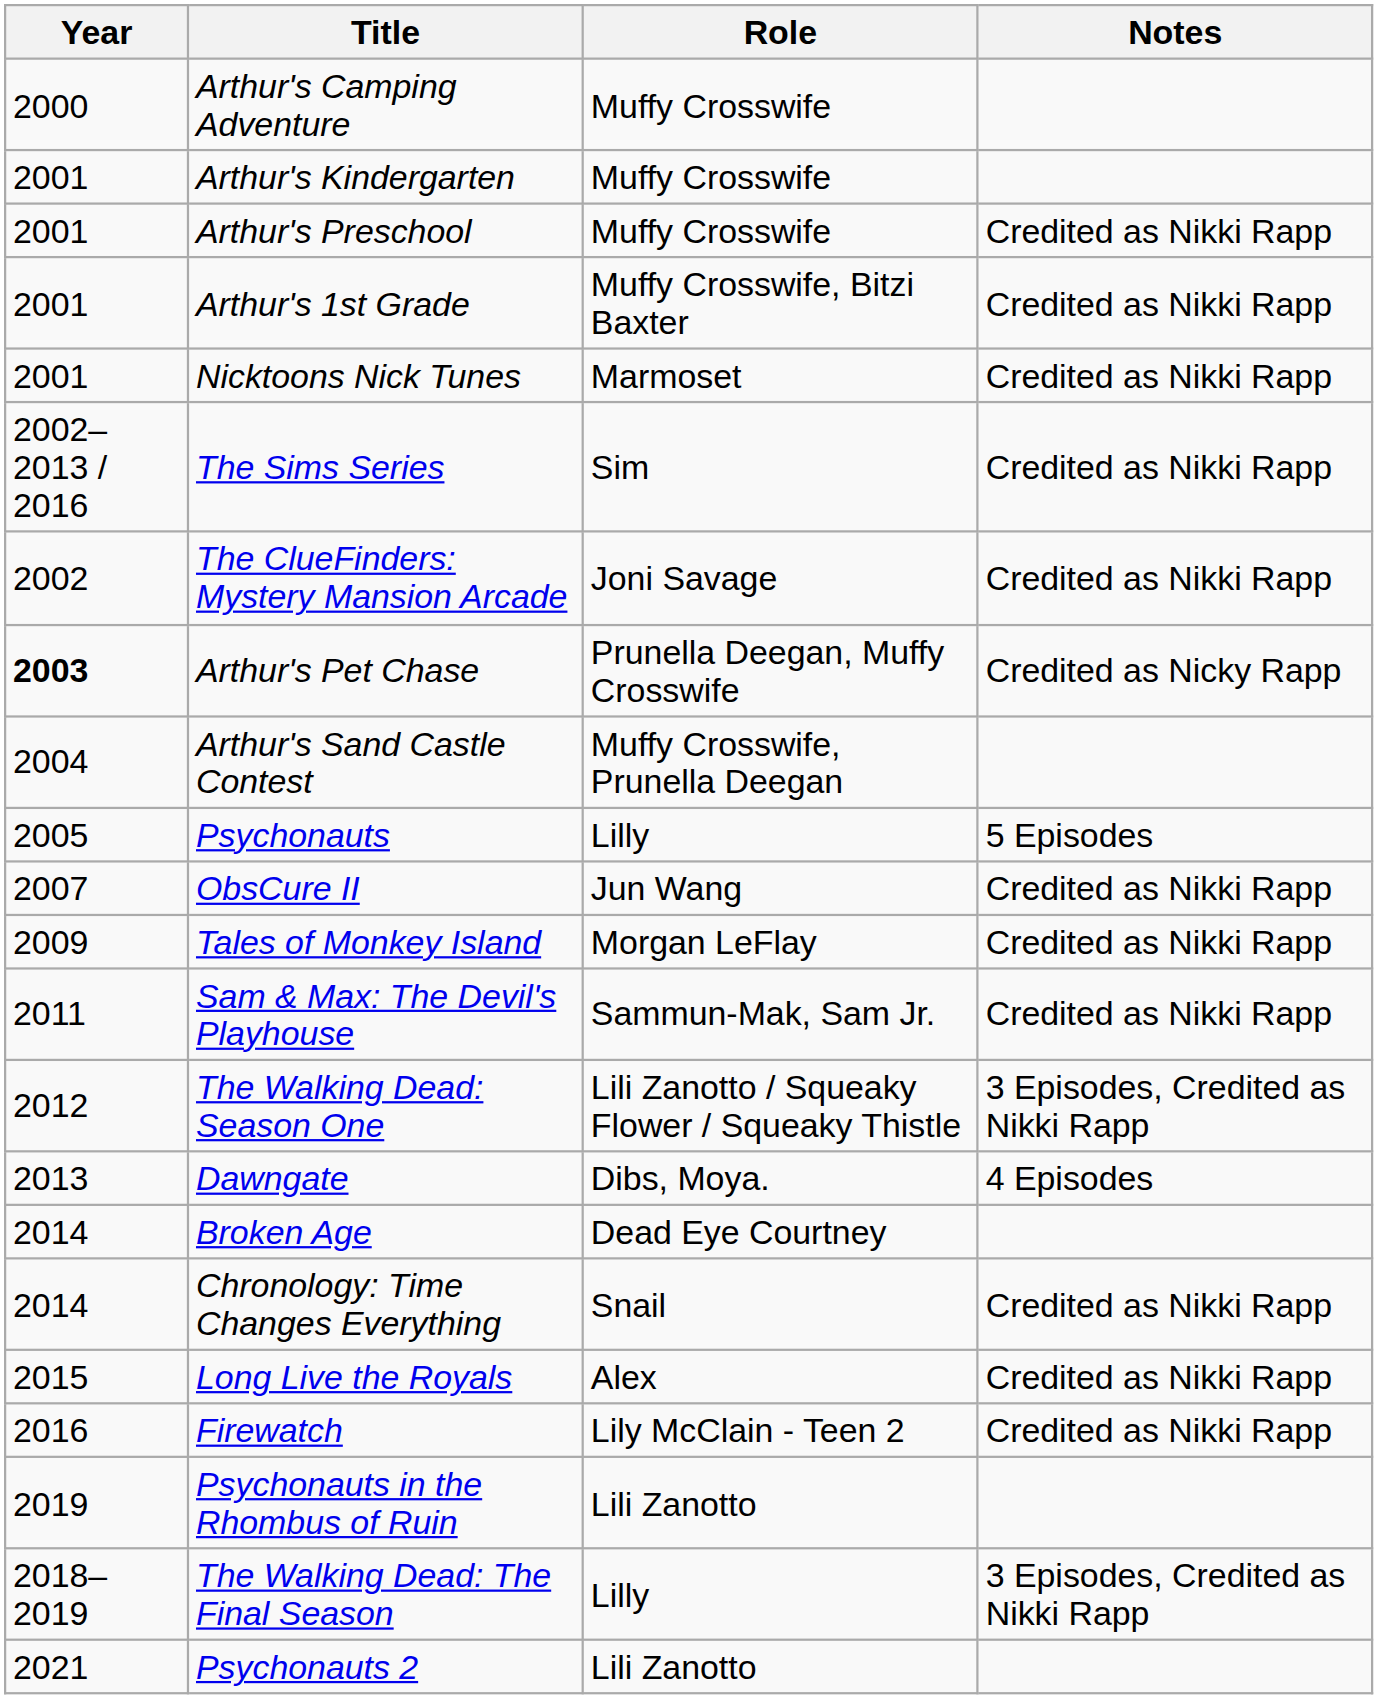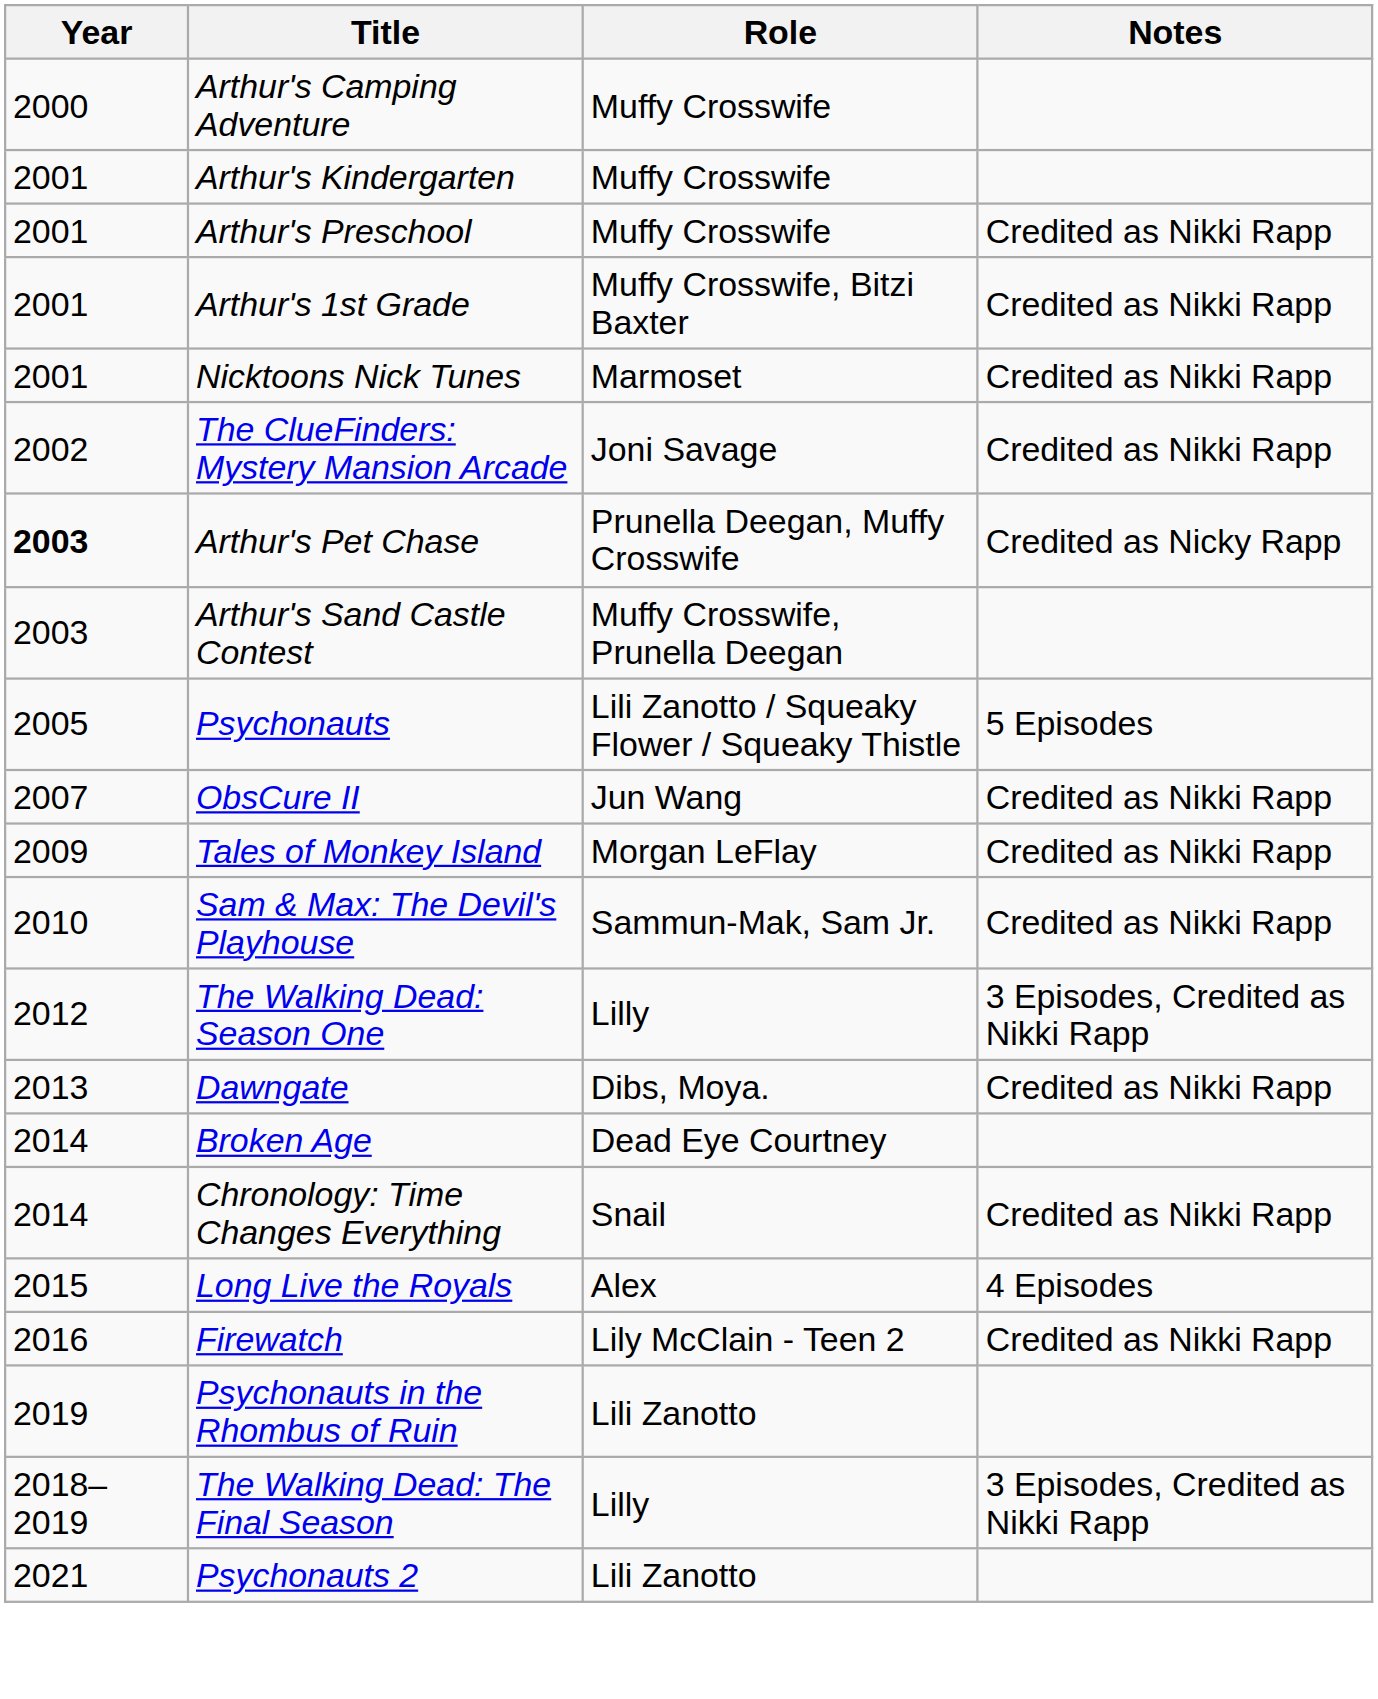- row: (320, 468)
(51, 761) 2004 -> (51, 632) 2003
(620, 834) Lilly -> (776, 724) Lili Zanotto / Squeaky Flower / Squeaky Thistle
(49, 1014) 2011 -> (51, 922) 2010
(776, 1106) Lili Zanotto / Squeaky Flower / Squeaky Thistle -> (620, 1014) Lilly
(1069, 1178) 4 Episodes -> (1159, 1087) Credited as Nikki Rapp
(1159, 1377) Credited as Nikki Rapp -> (1069, 1286) 4 Episodes
